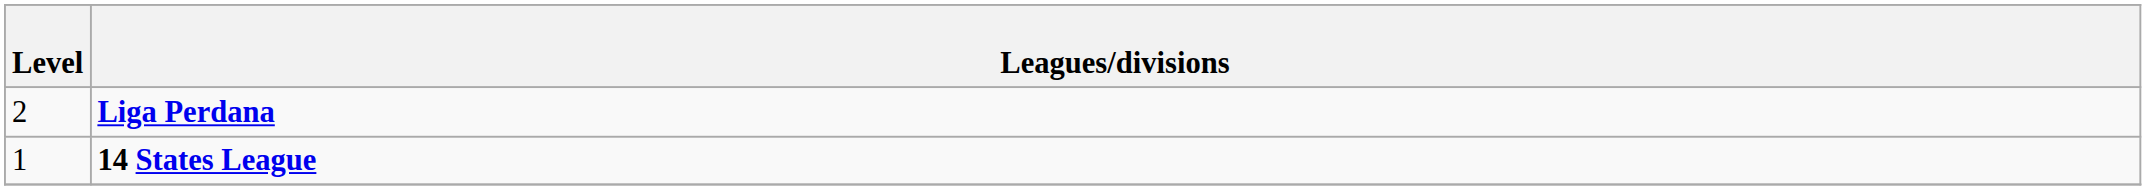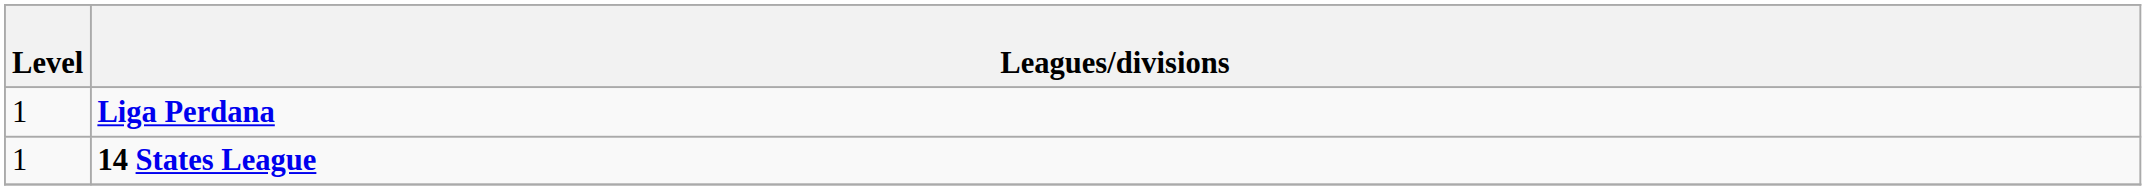(20, 111) 2 -> (20, 111) 1
